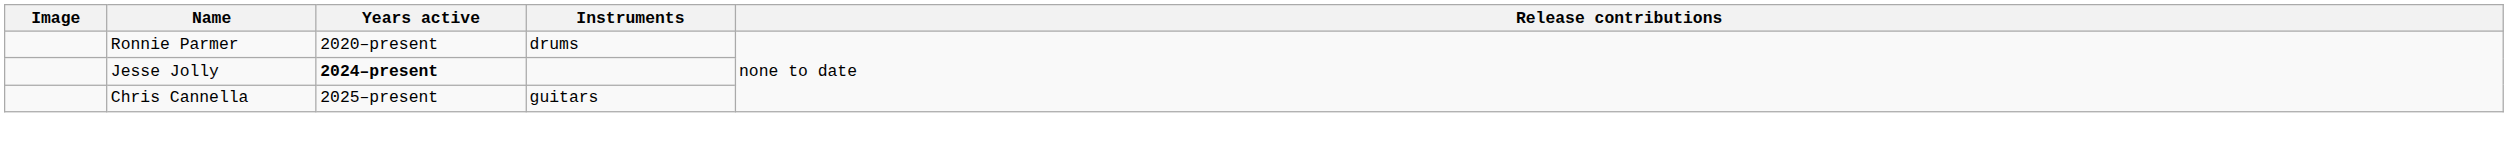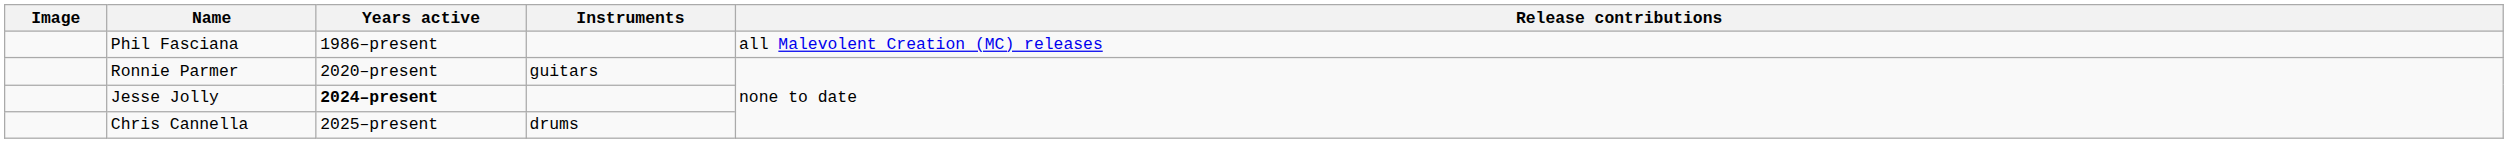+ row: (175, 45)
(554, 45) drums -> (564, 71) guitars
(564, 98) guitars -> (554, 125) drums
